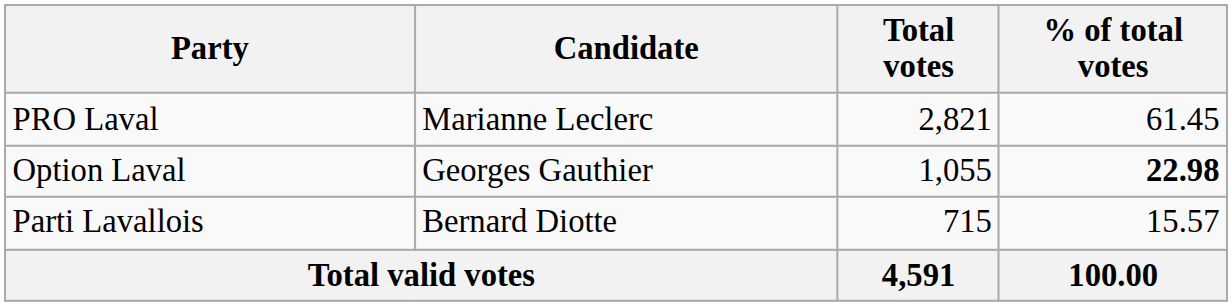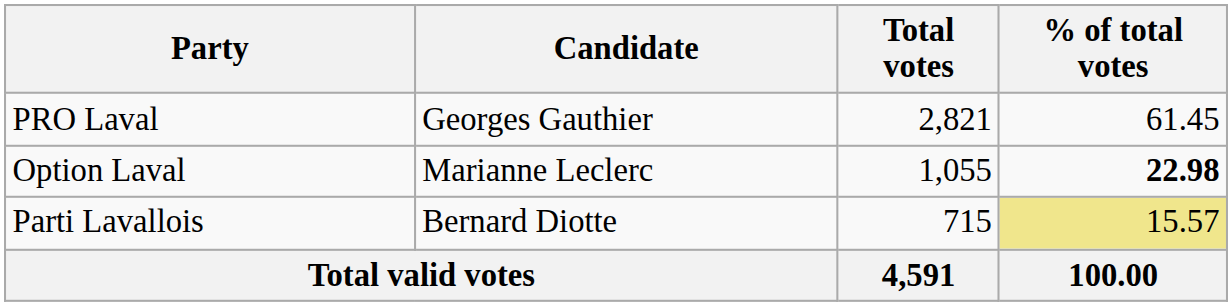(538, 118) Marianne Leclerc -> (537, 118) Georges Gauthier
(537, 170) Georges Gauthier -> (538, 170) Marianne Leclerc
(1183, 222) no background -> (1183, 222) khaki background
